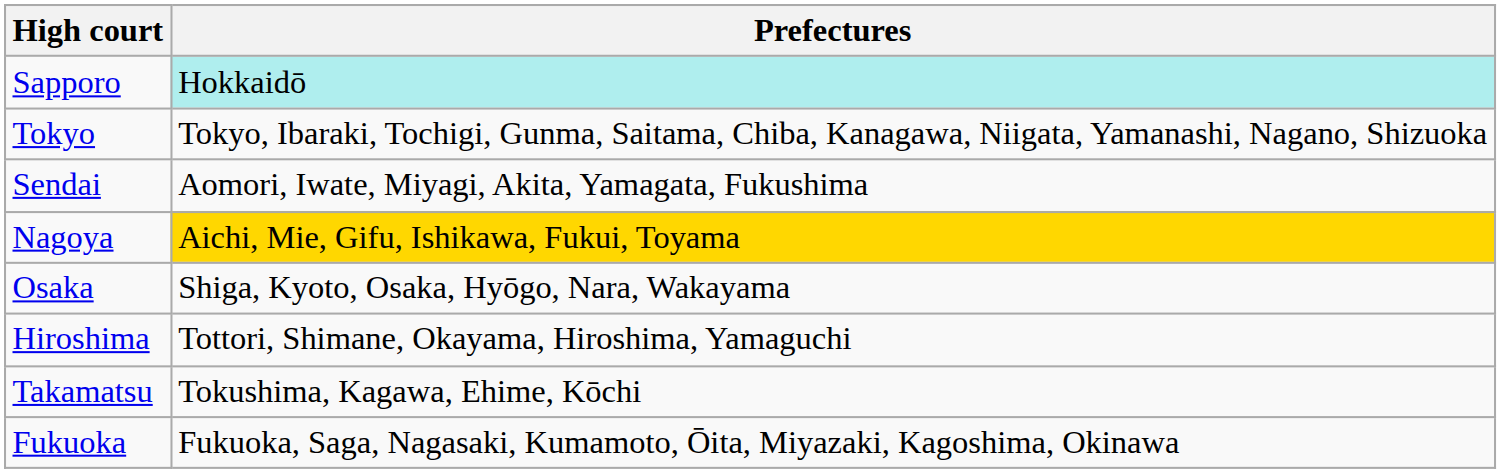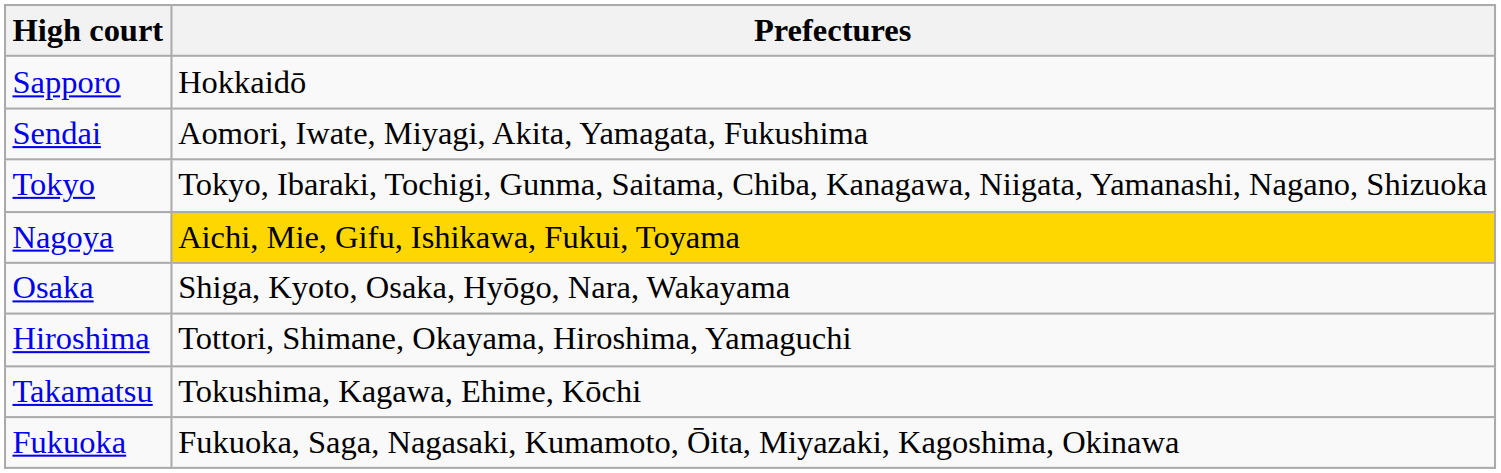(242, 81) paleturquoise background -> (242, 81) no background
rows swapped: (57, 184) <-> (54, 133)
